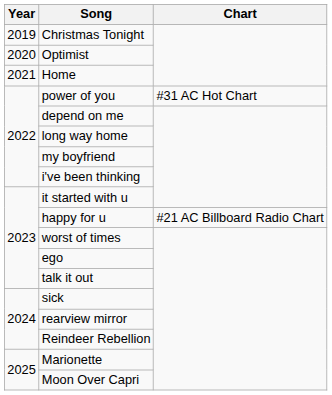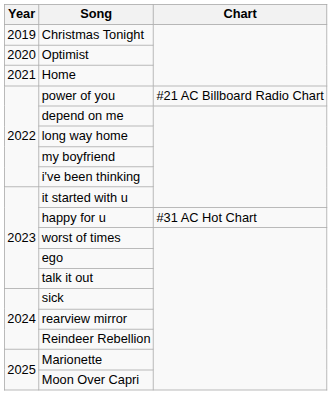(207, 95) #31 AC Hot Chart -> (240, 95) #21 AC Billboard Radio Chart
(240, 217) #21 AC Billboard Radio Chart -> (207, 217) #31 AC Hot Chart
